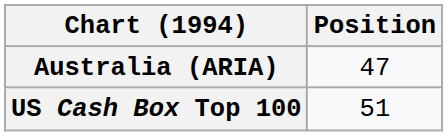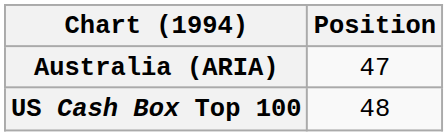(375, 109) 51 -> (375, 109) 48
